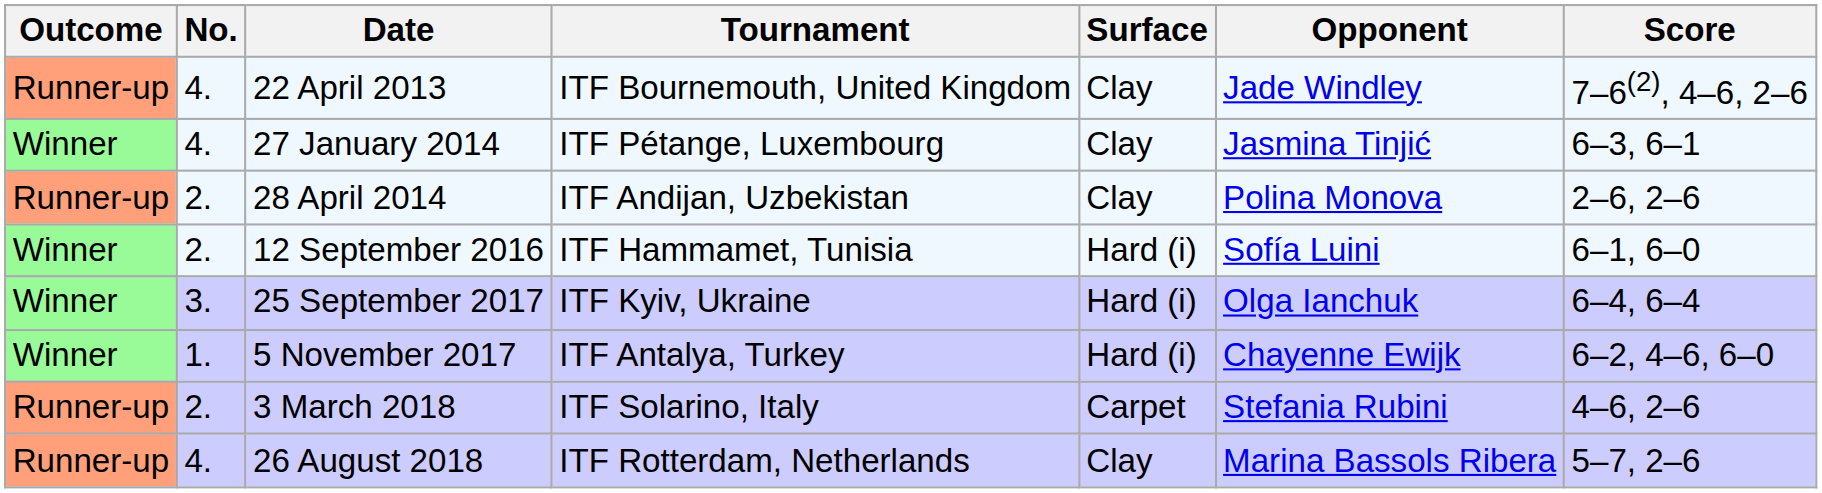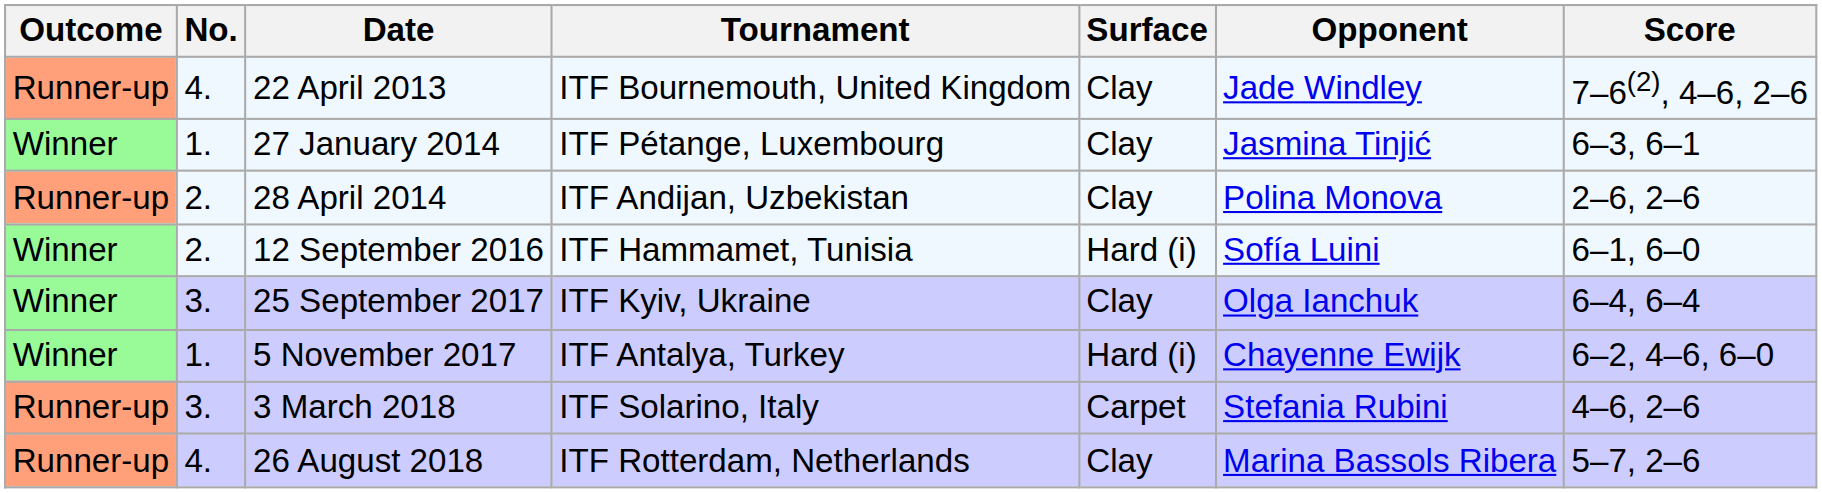(198, 144) 4. -> (198, 144) 1.
(1142, 302) Hard (i) -> (1119, 302) Clay
(198, 407) 2. -> (198, 407) 3.
